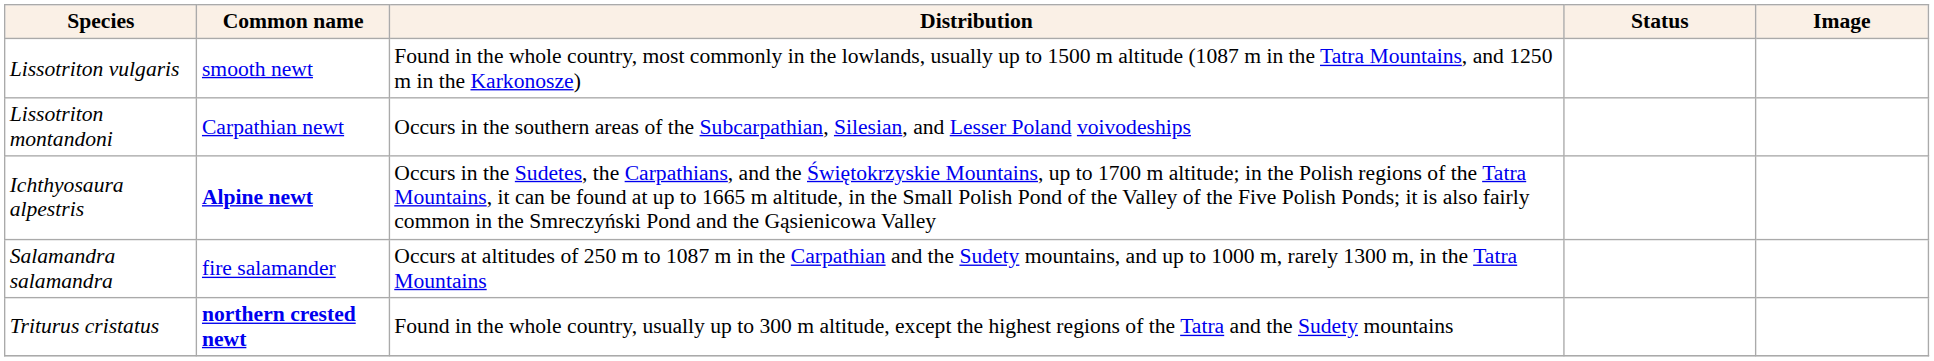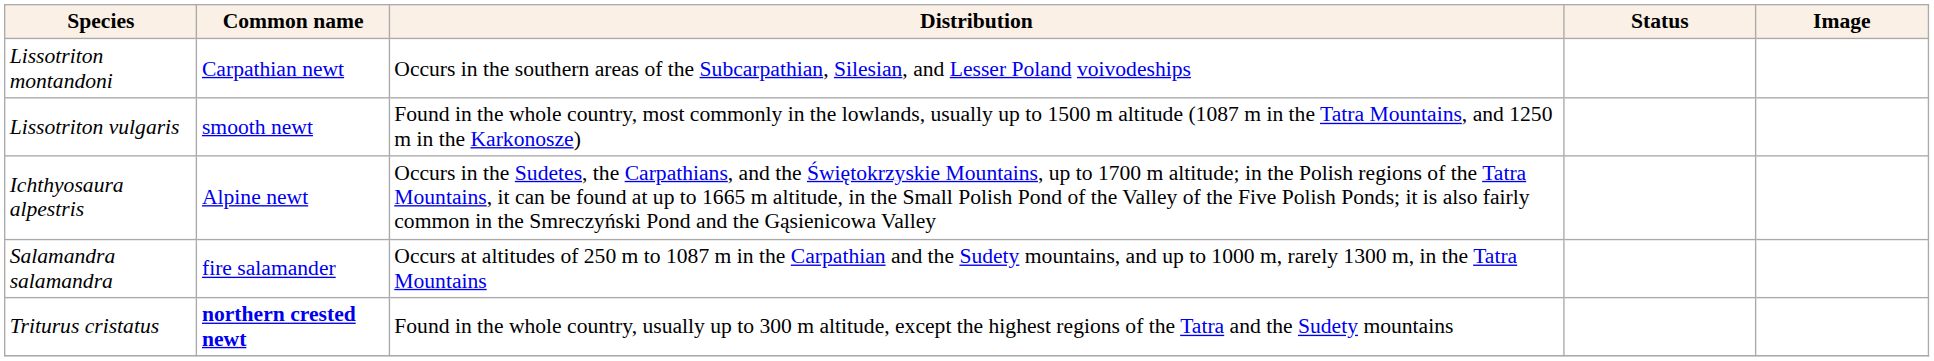rows swapped: (61, 126) <-> (95, 68)
(257, 197) bold -> (255, 197) normal
